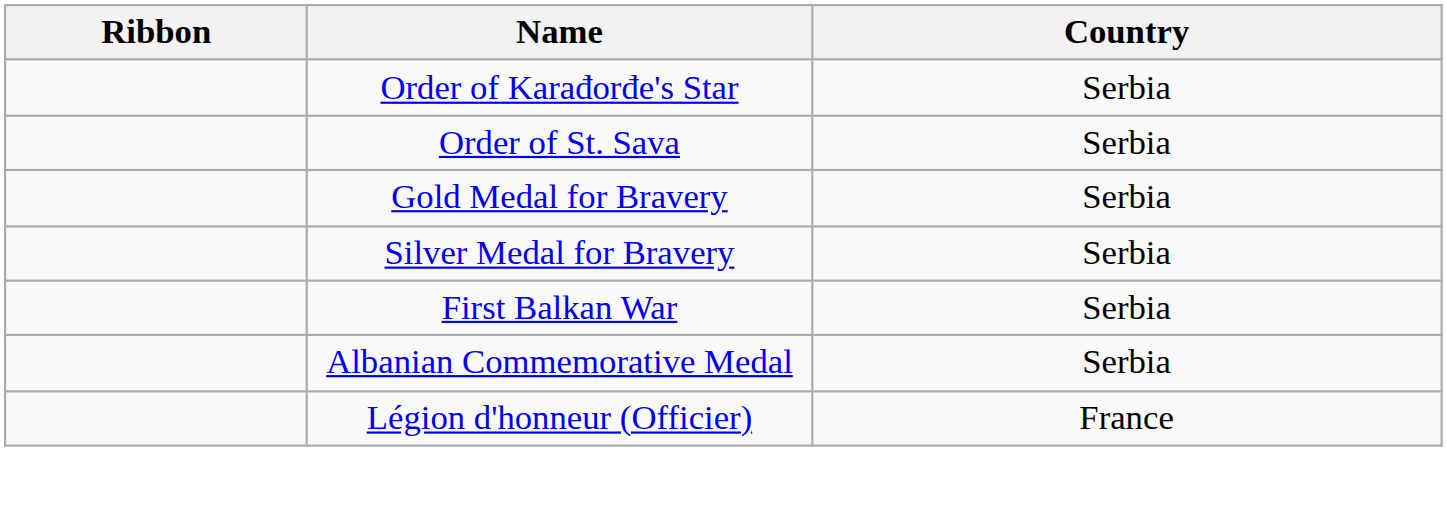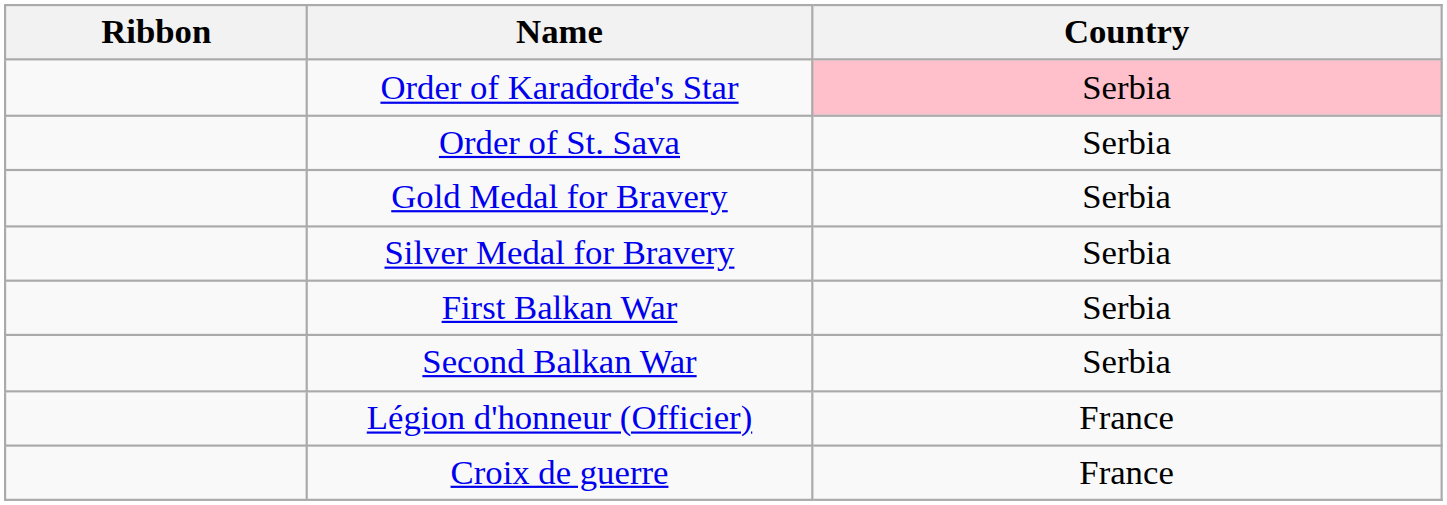(1127, 87) no background -> (1127, 87) pink background
+ row: (560, 362)
- row: (559, 362)
+ row: (559, 472)
